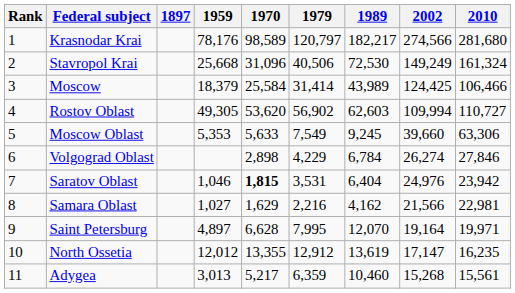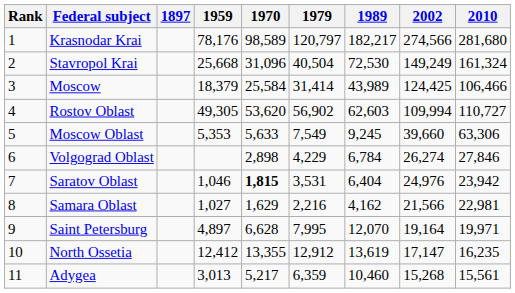(313, 63) 40,506 -> (313, 63) 40,504
(218, 252) 12,012 -> (218, 252) 12,412
